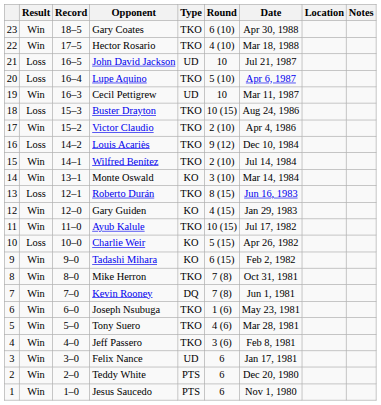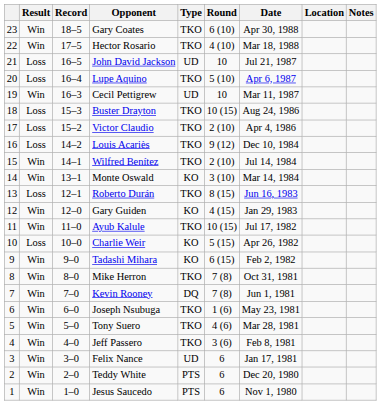(36, 128) Win -> (36, 128) Loss
